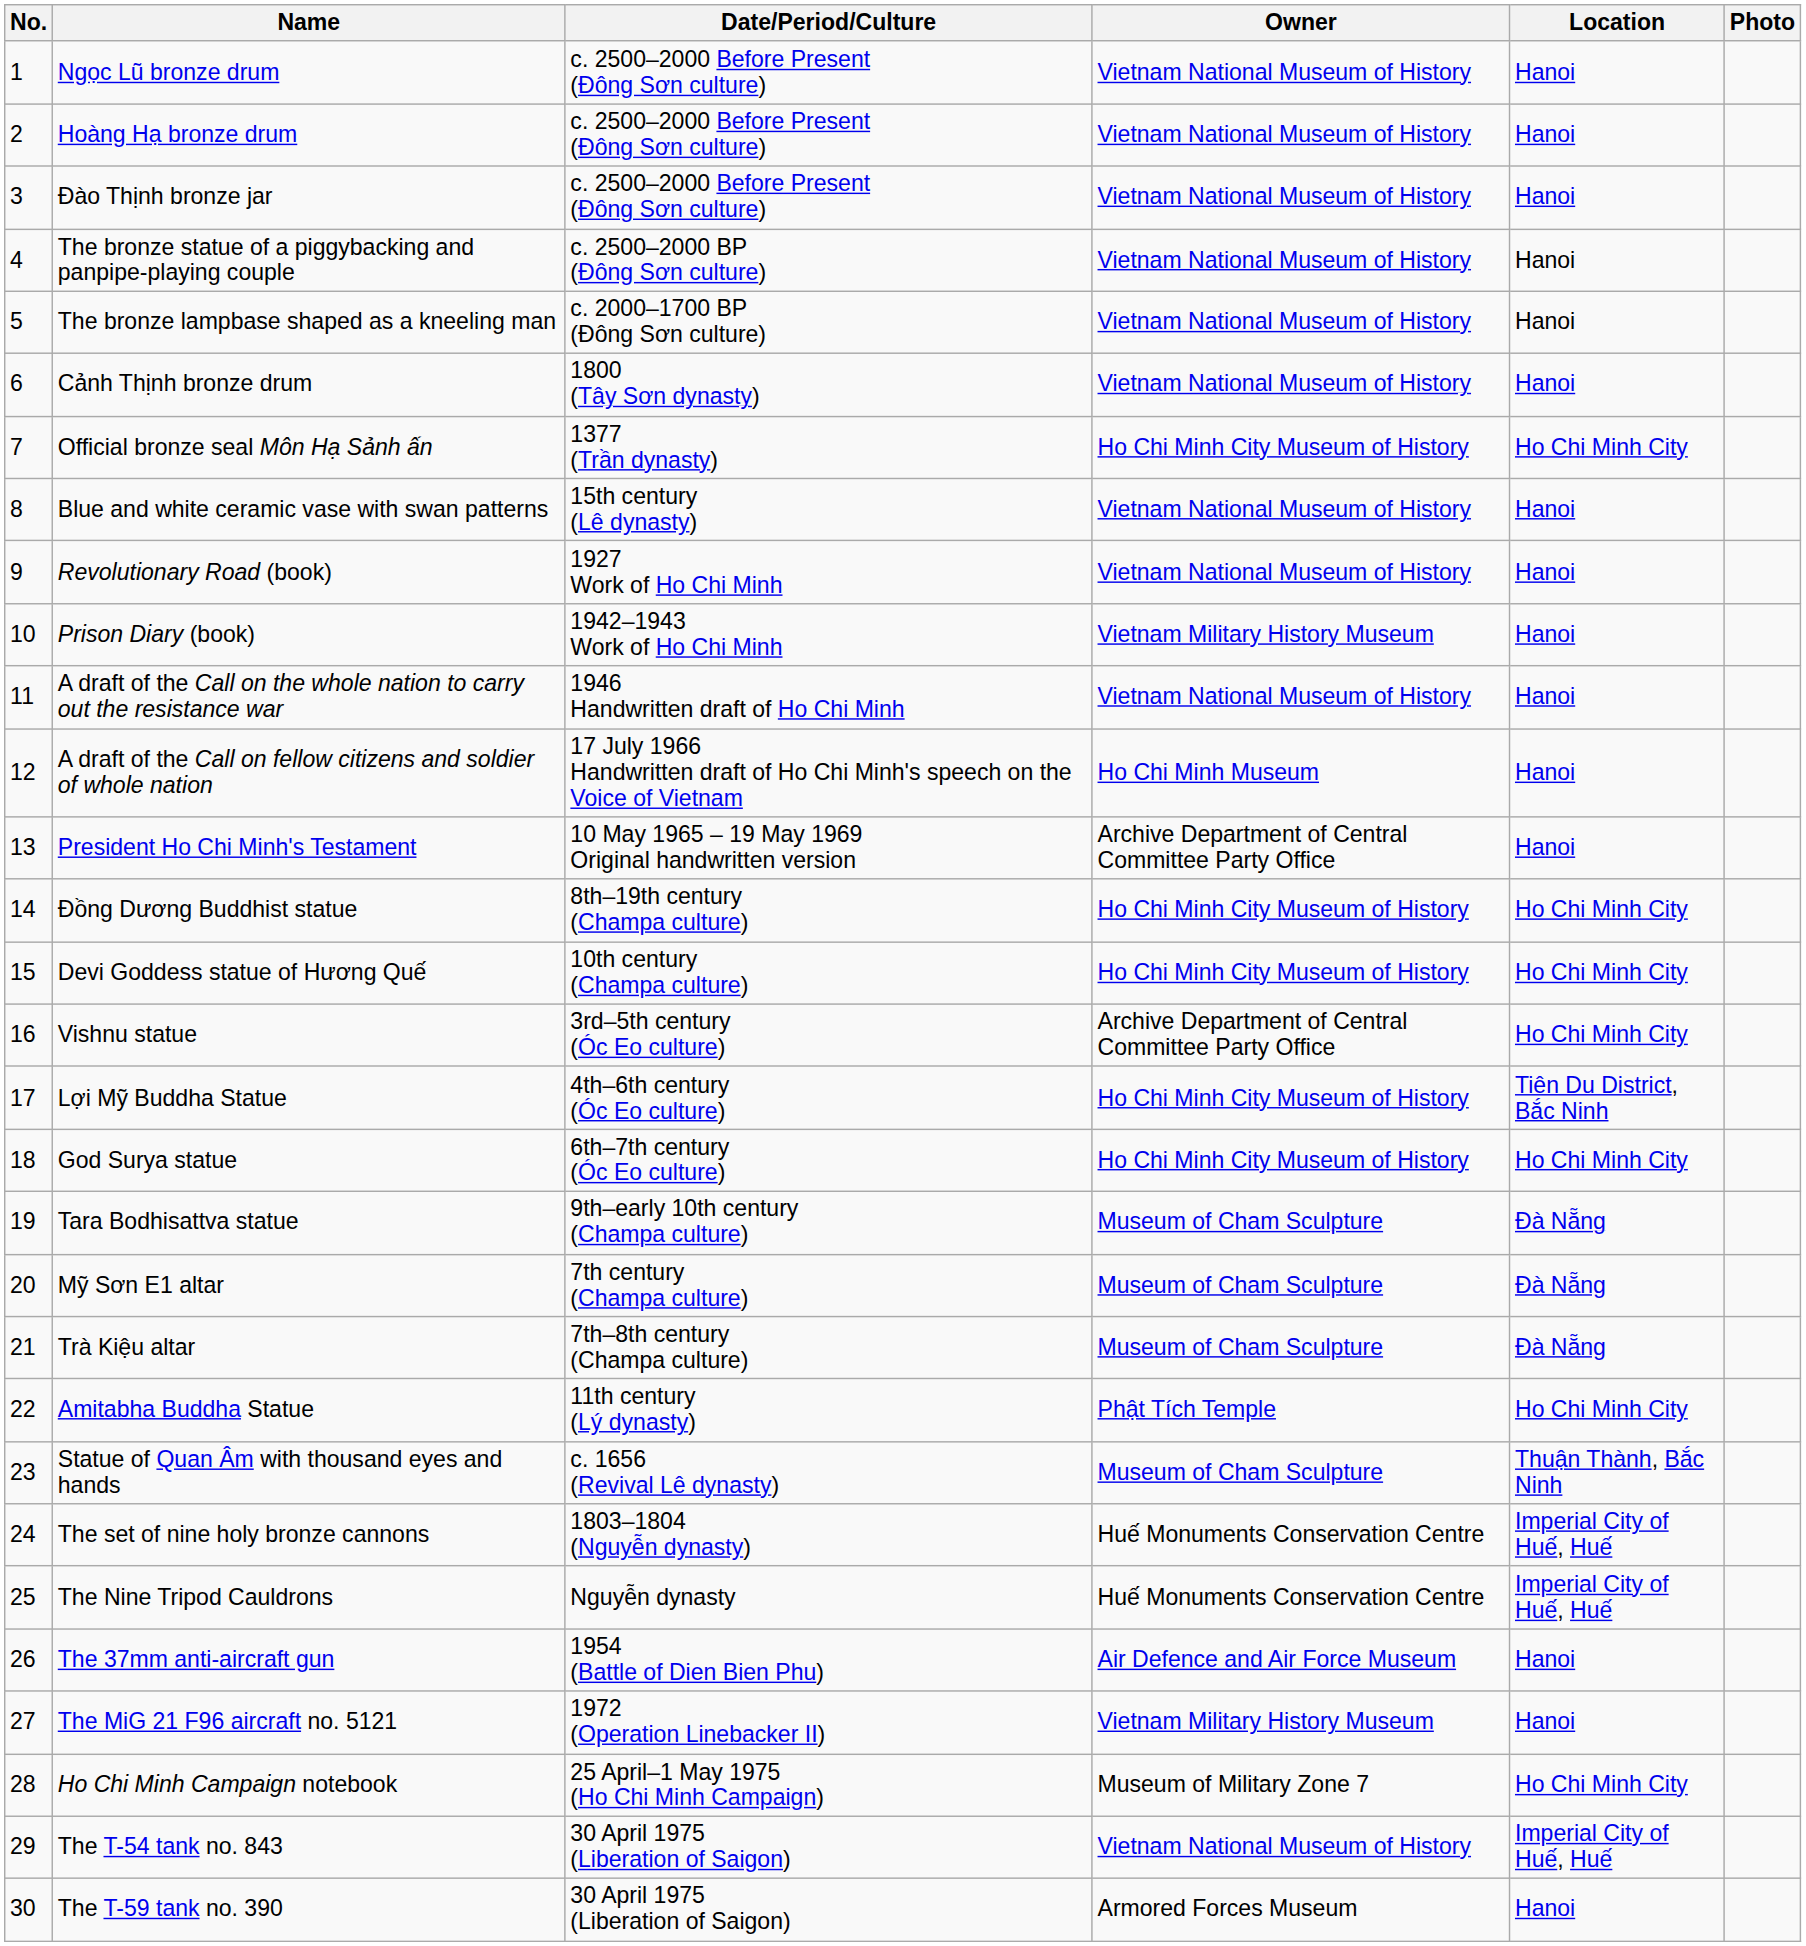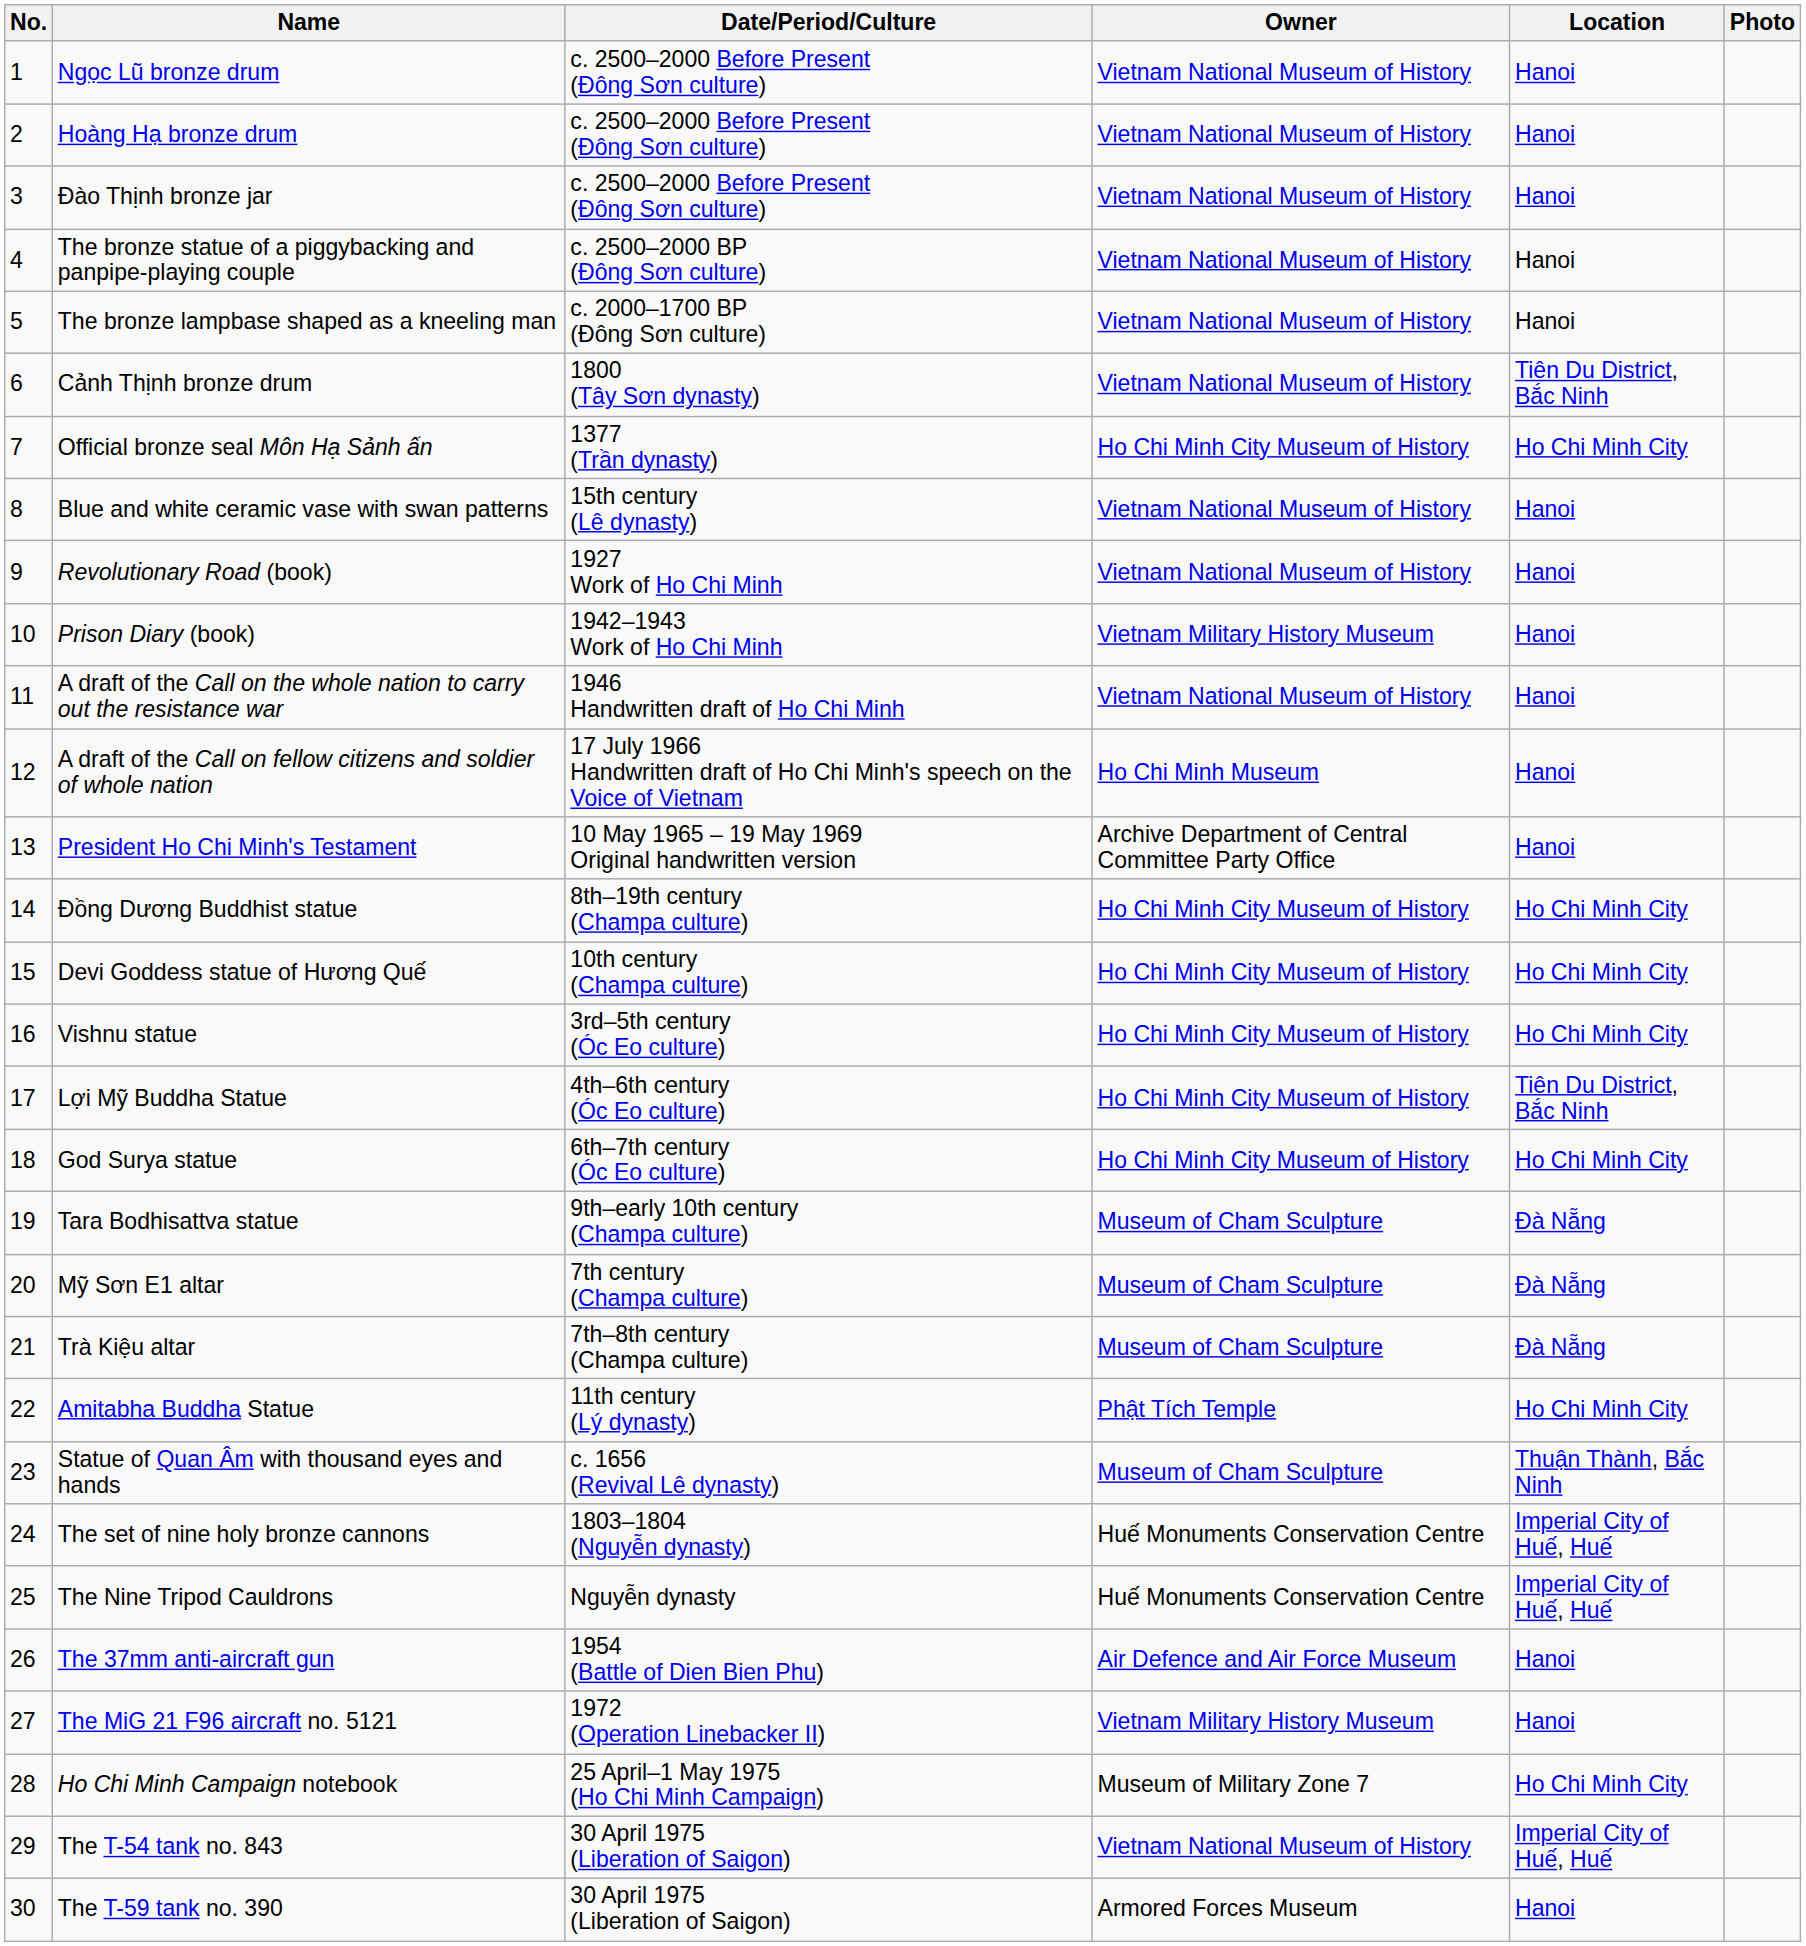(1545, 384) Hanoi -> (1597, 384) Tiên Du District, Bắc Ninh
(1252, 1035) Archive Department of Central Committee Party Office -> (1283, 1035) Ho Chi Minh City Museum of History
